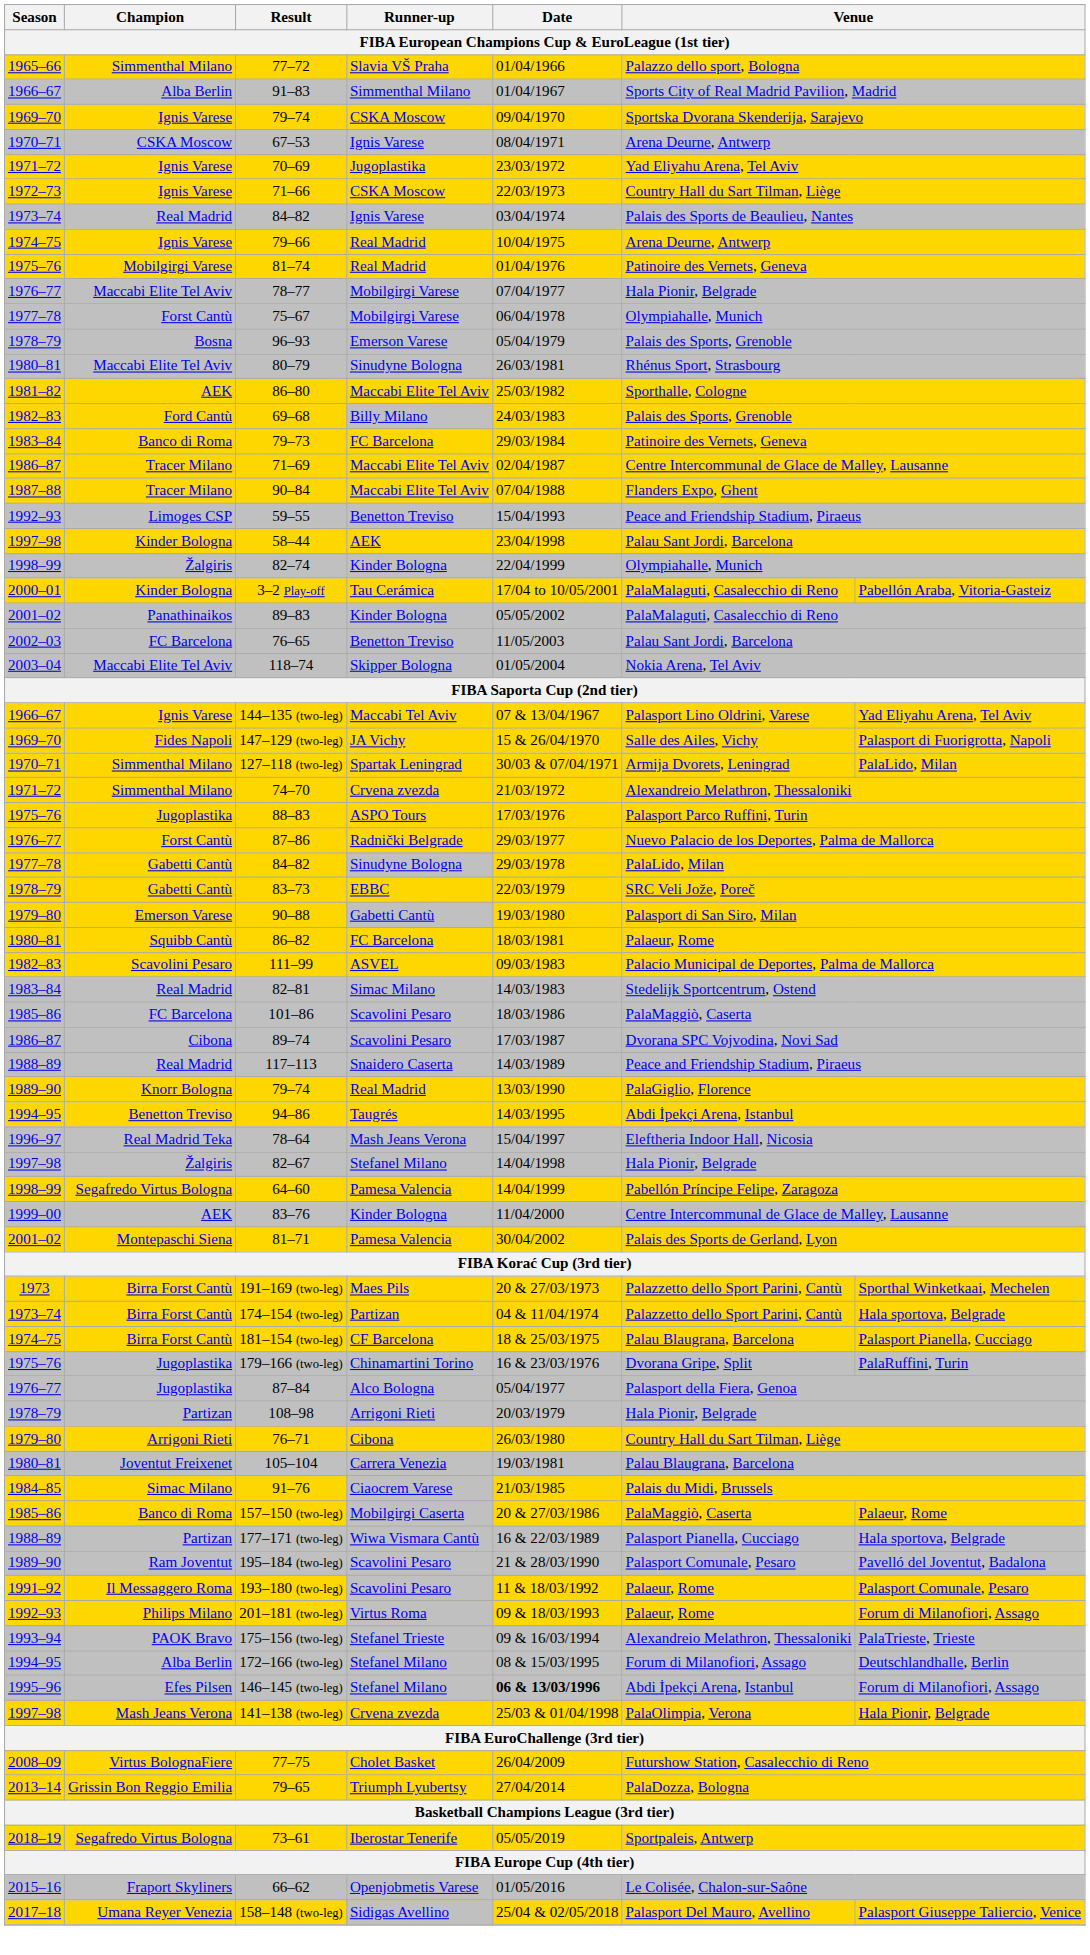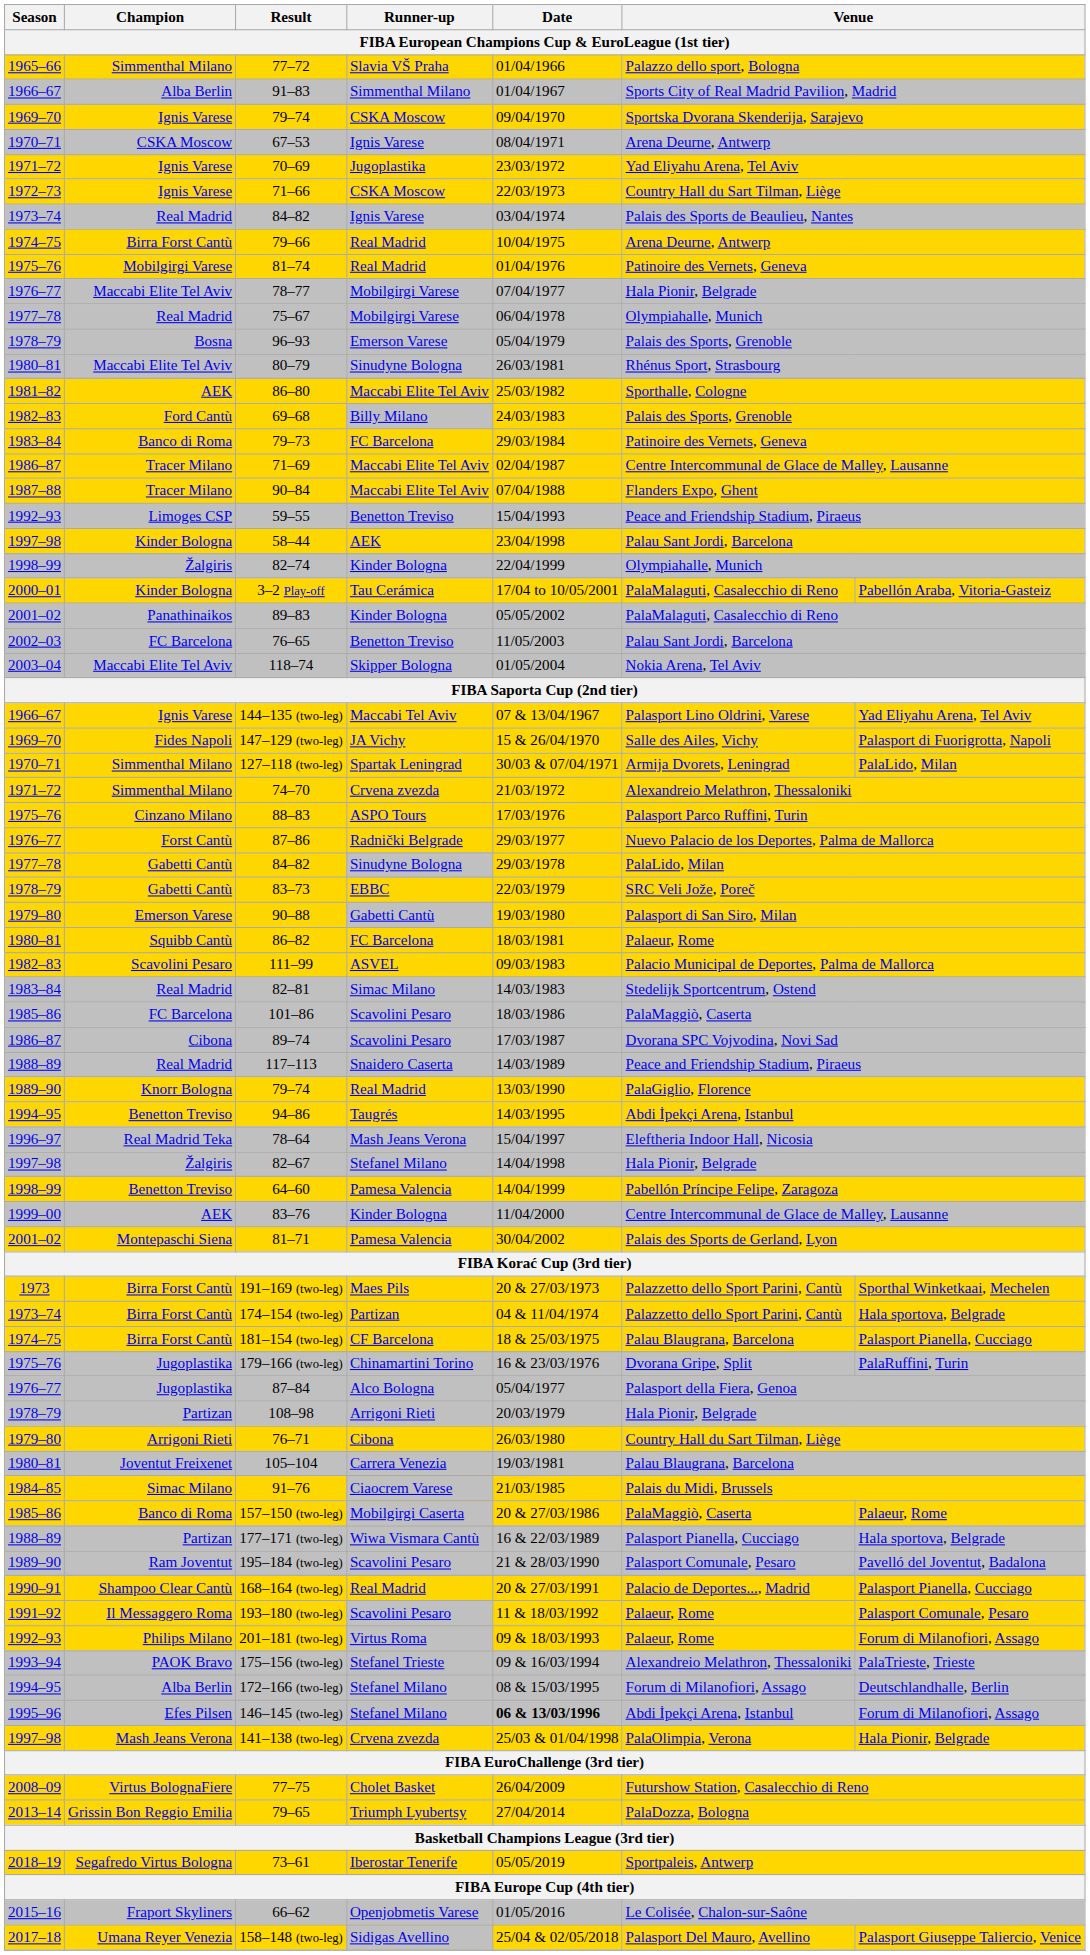(195, 241) Ignis Varese -> (179, 241) Birra Forst Cantù
(197, 316) Forst Cantù -> (194, 316) Real Madrid
(194, 815) Jugoplastika -> (183, 815) Cinzano Milano
(154, 1189) Segafredo Virtus Bologna -> (180, 1189) Benetton Treviso
+ row: (291, 1588)
